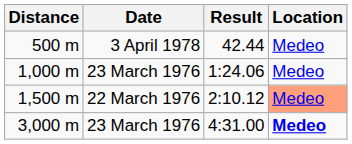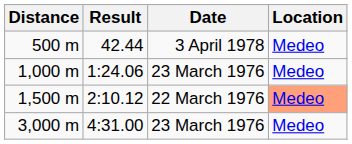columns swapped: (236, 17) <-> (144, 17)
(299, 125) bold -> (298, 125) normal
